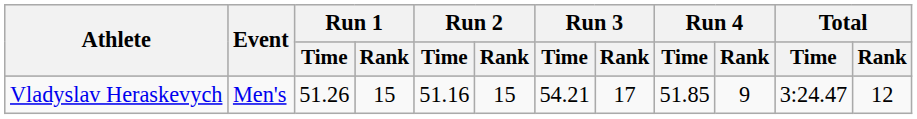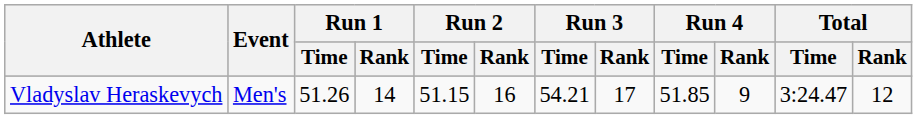(384, 94) 15 -> (384, 94) 14
(444, 94) 51.16 -> (444, 94) 51.15
(504, 94) 15 -> (504, 94) 16
